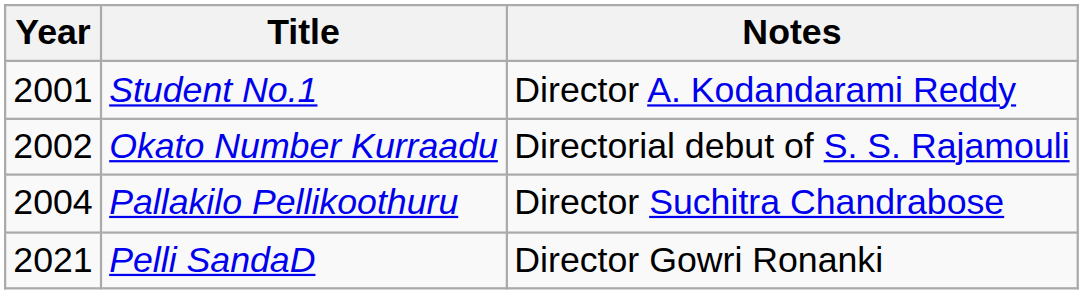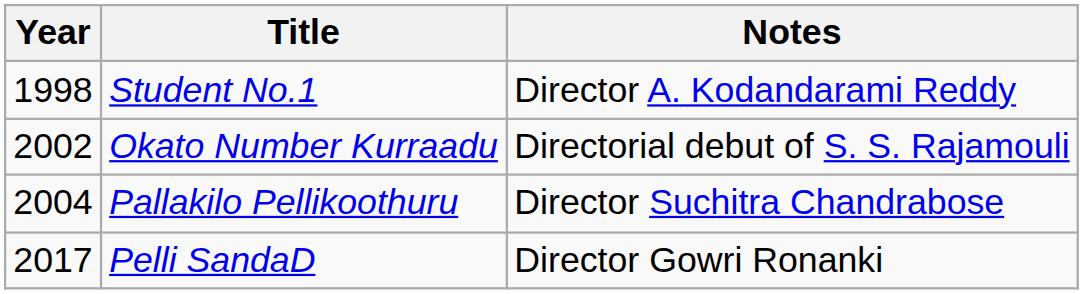(53, 89) 2001 -> (53, 89) 1998
(53, 259) 2021 -> (53, 259) 2017
